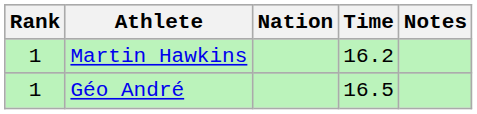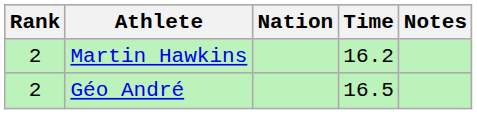(35, 56) 1 -> (35, 56) 2
(35, 91) 1 -> (35, 91) 2
